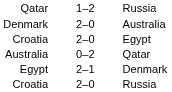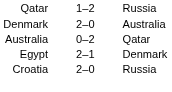- row: (30, 39)
